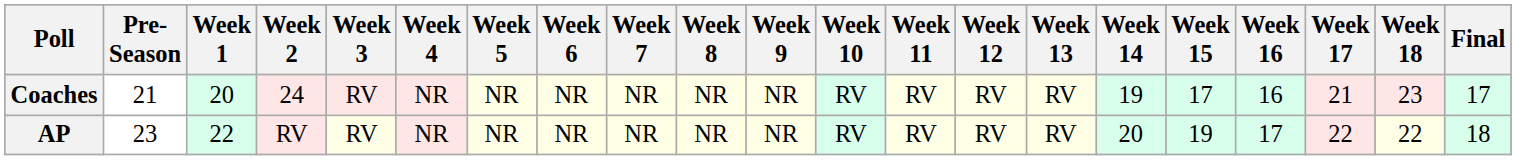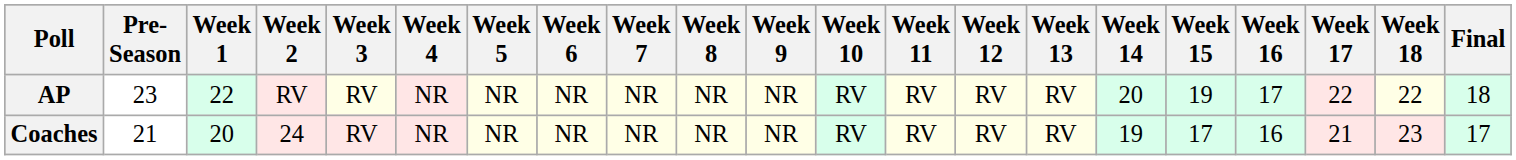rows swapped: (54, 134) <-> (54, 94)
